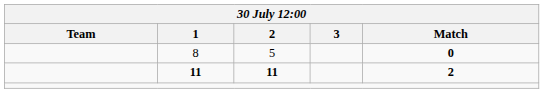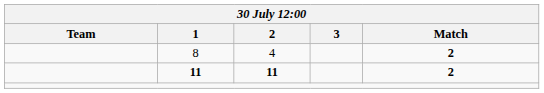(272, 53) 5 -> (272, 53) 4
(451, 53) 0 -> (451, 53) 2
